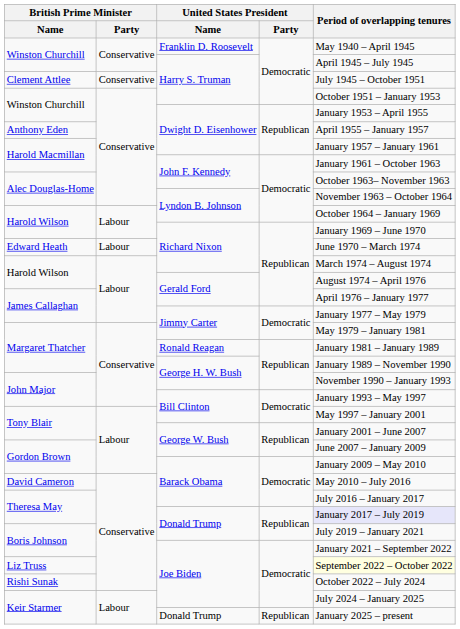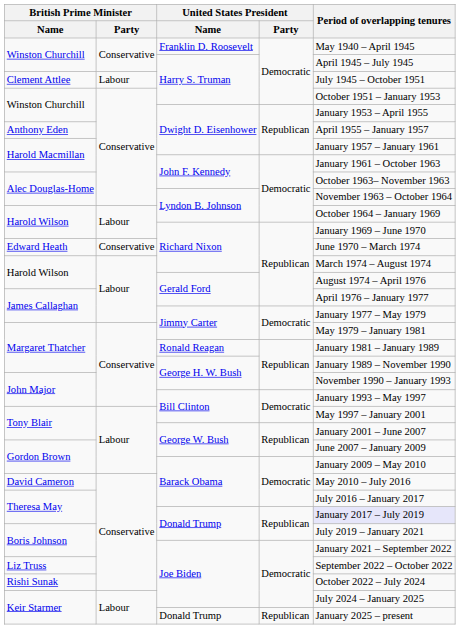(127, 79) Conservative -> (114, 79) Labour
(114, 247) Labour -> (127, 247) Conservative
(384, 565) lightyellow background -> (384, 565) no background
